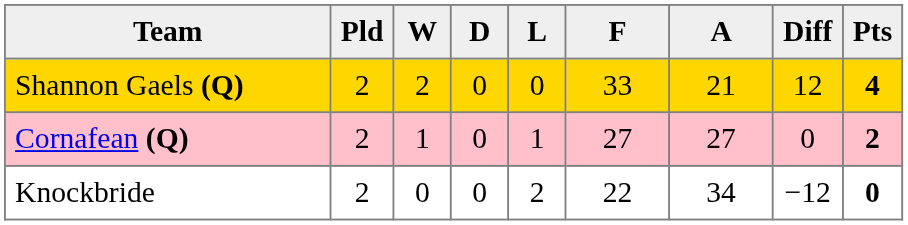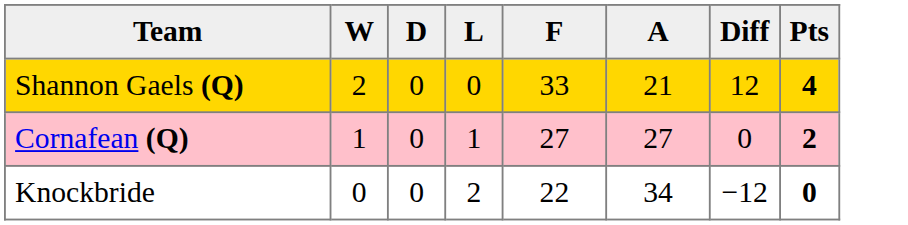- column: (362, 31)
